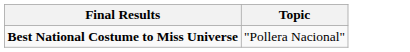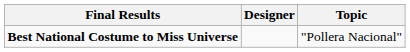+ column: (269, 15)
